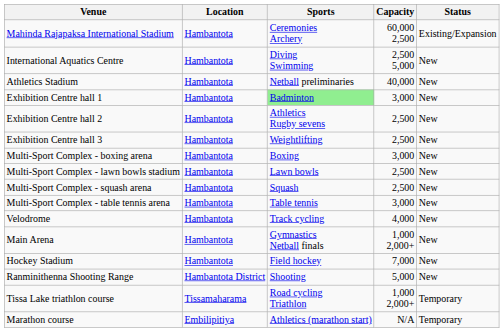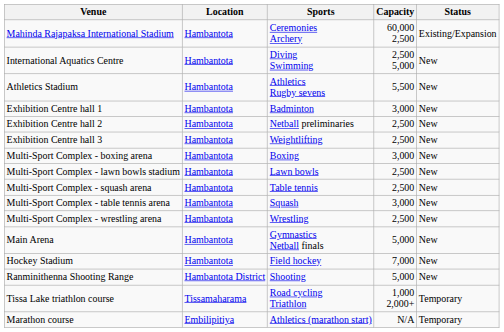(312, 81) Netball preliminaries -> (297, 87) Athletics Rugby sevens
(401, 81) 40,000 -> (403, 87) 5,500
(292, 97) lightgreen background -> (292, 108) no background
(297, 118) Athletics Rugby sevens -> (312, 124) Netball preliminaries
(284, 187) Squash -> (294, 187) Table tennis
(294, 203) Table tennis -> (284, 203) Squash
+ row: (84, 218)
- row: (28, 218)
(400, 240) 1,000 2,000+ -> (403, 240) 5,000
